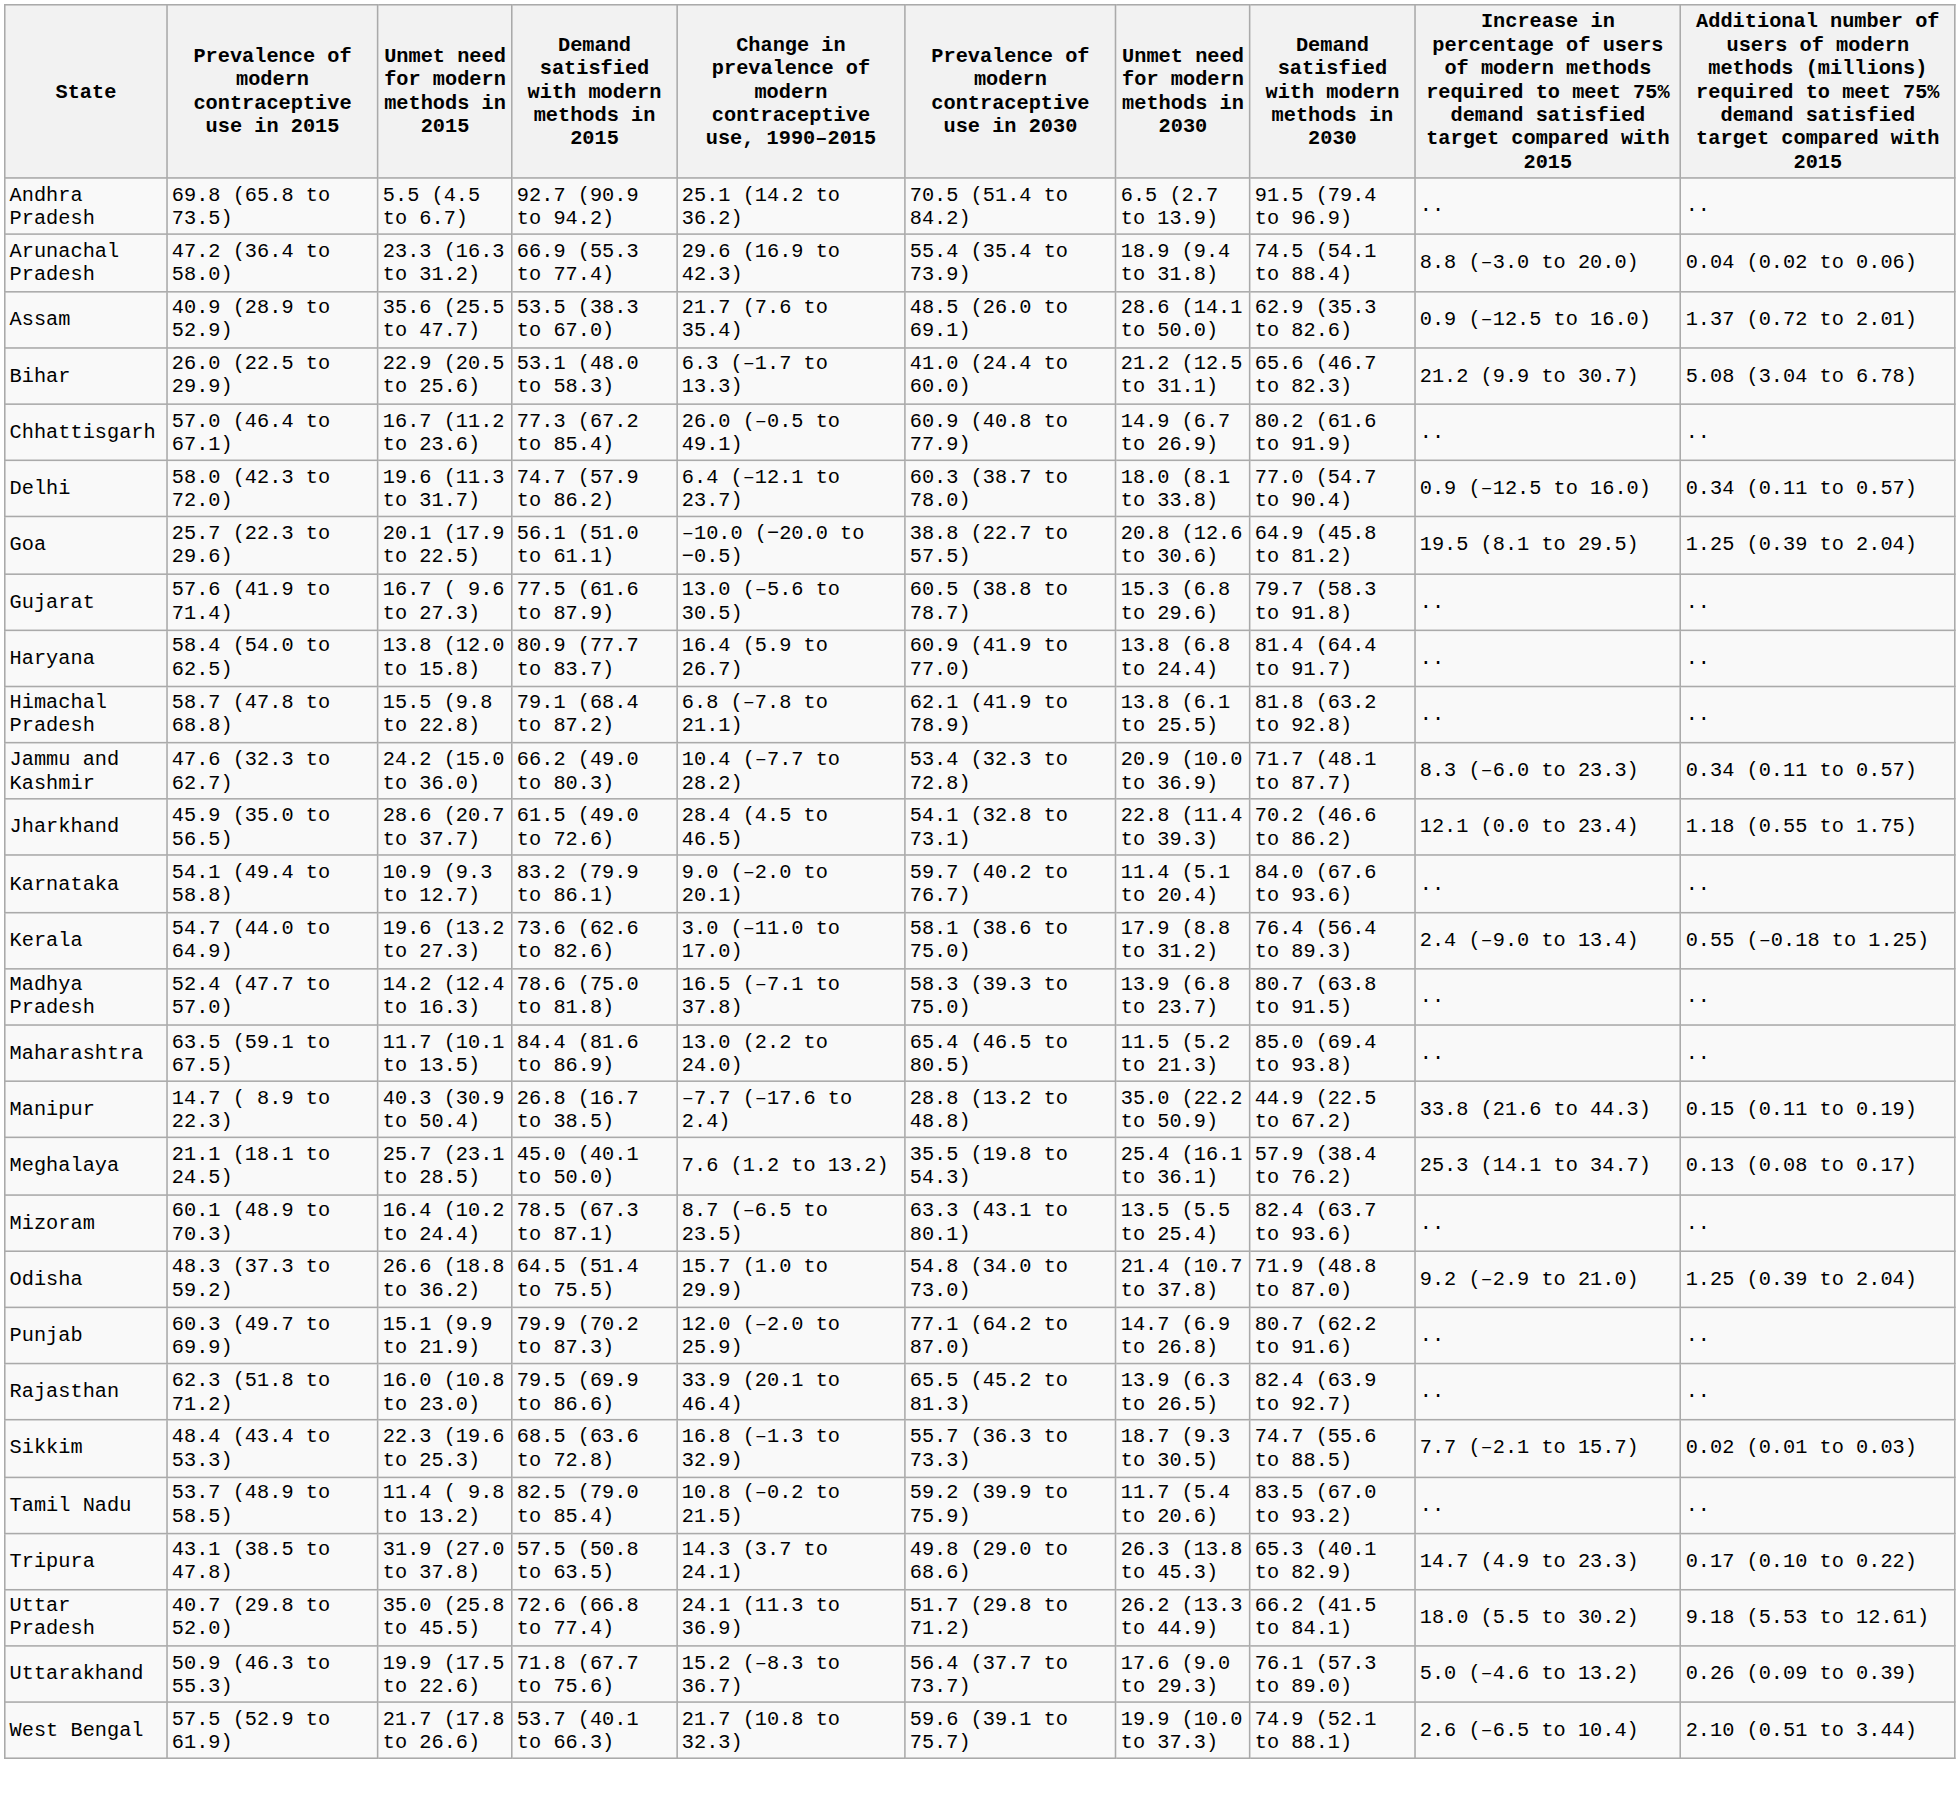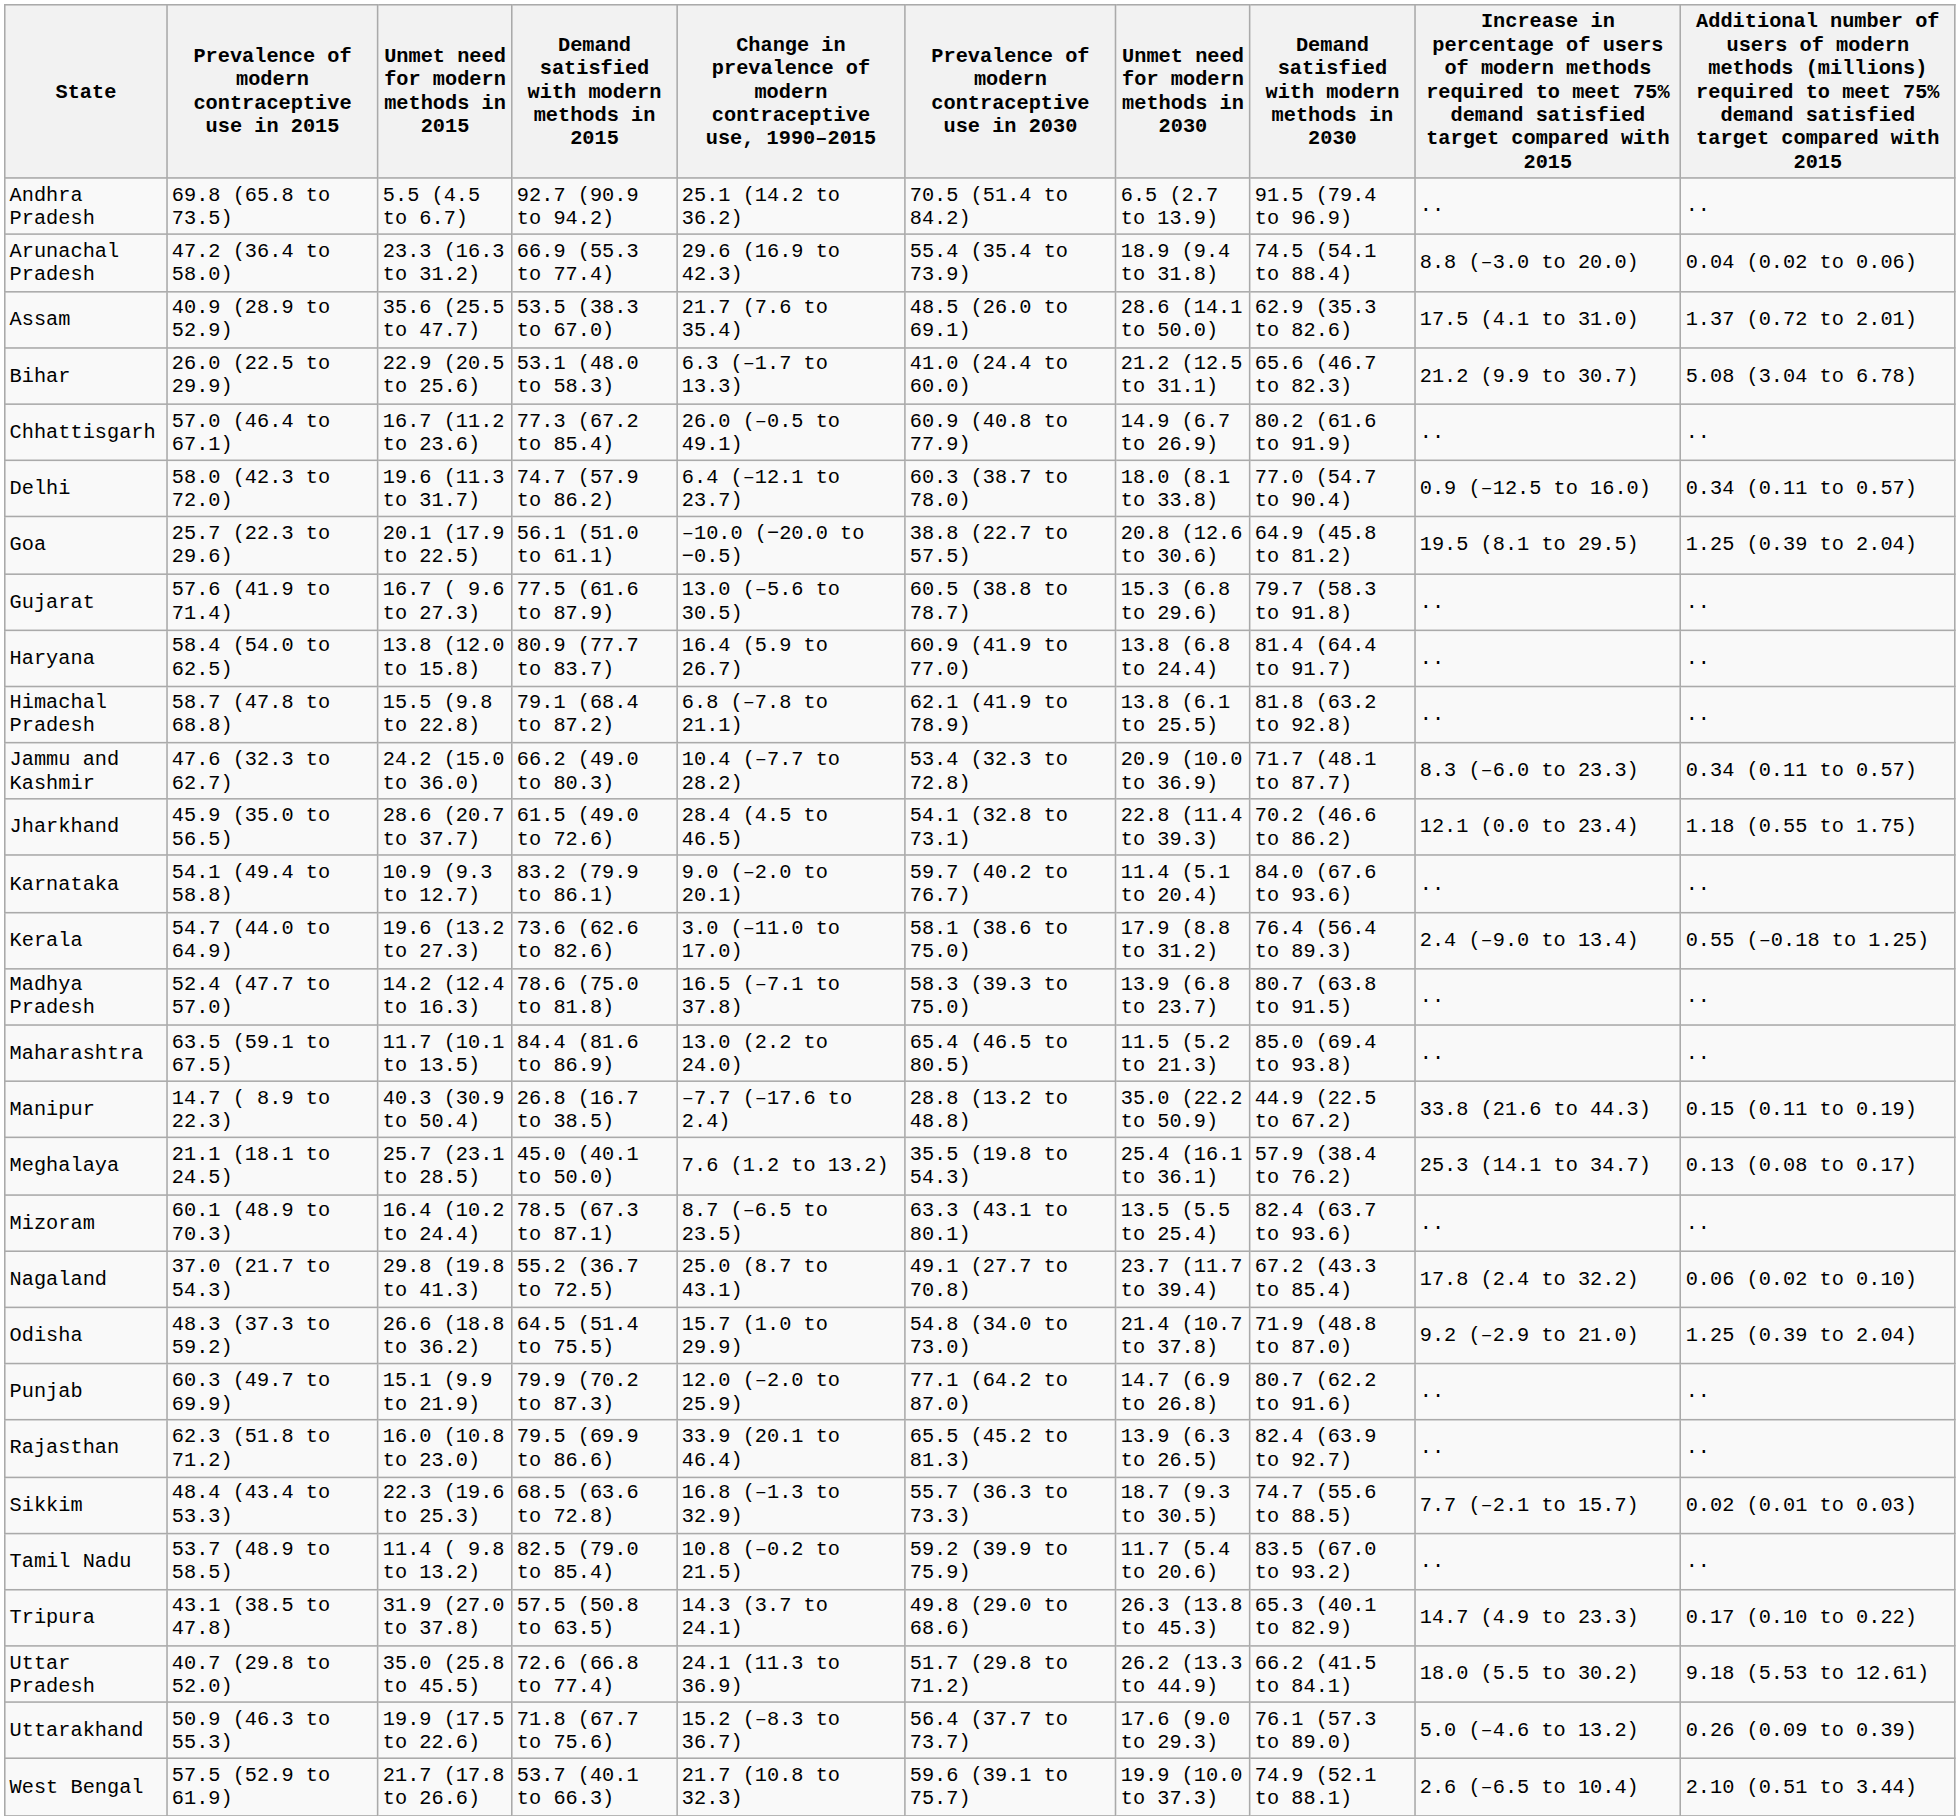(1535, 319) 0.9 (–12.5 to 16.0) -> (1529, 319) 17.5 (4.1 to 31.0)
+ row: (58, 1279)
